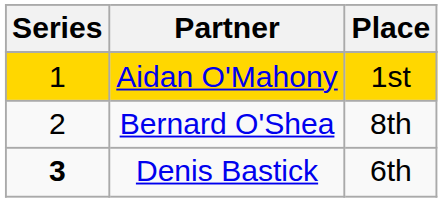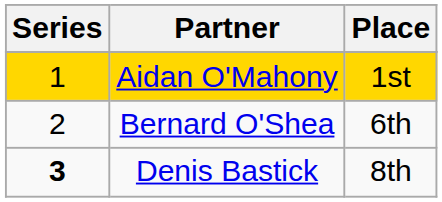(391, 123) 8th -> (391, 123) 6th
(391, 171) 6th -> (391, 171) 8th
